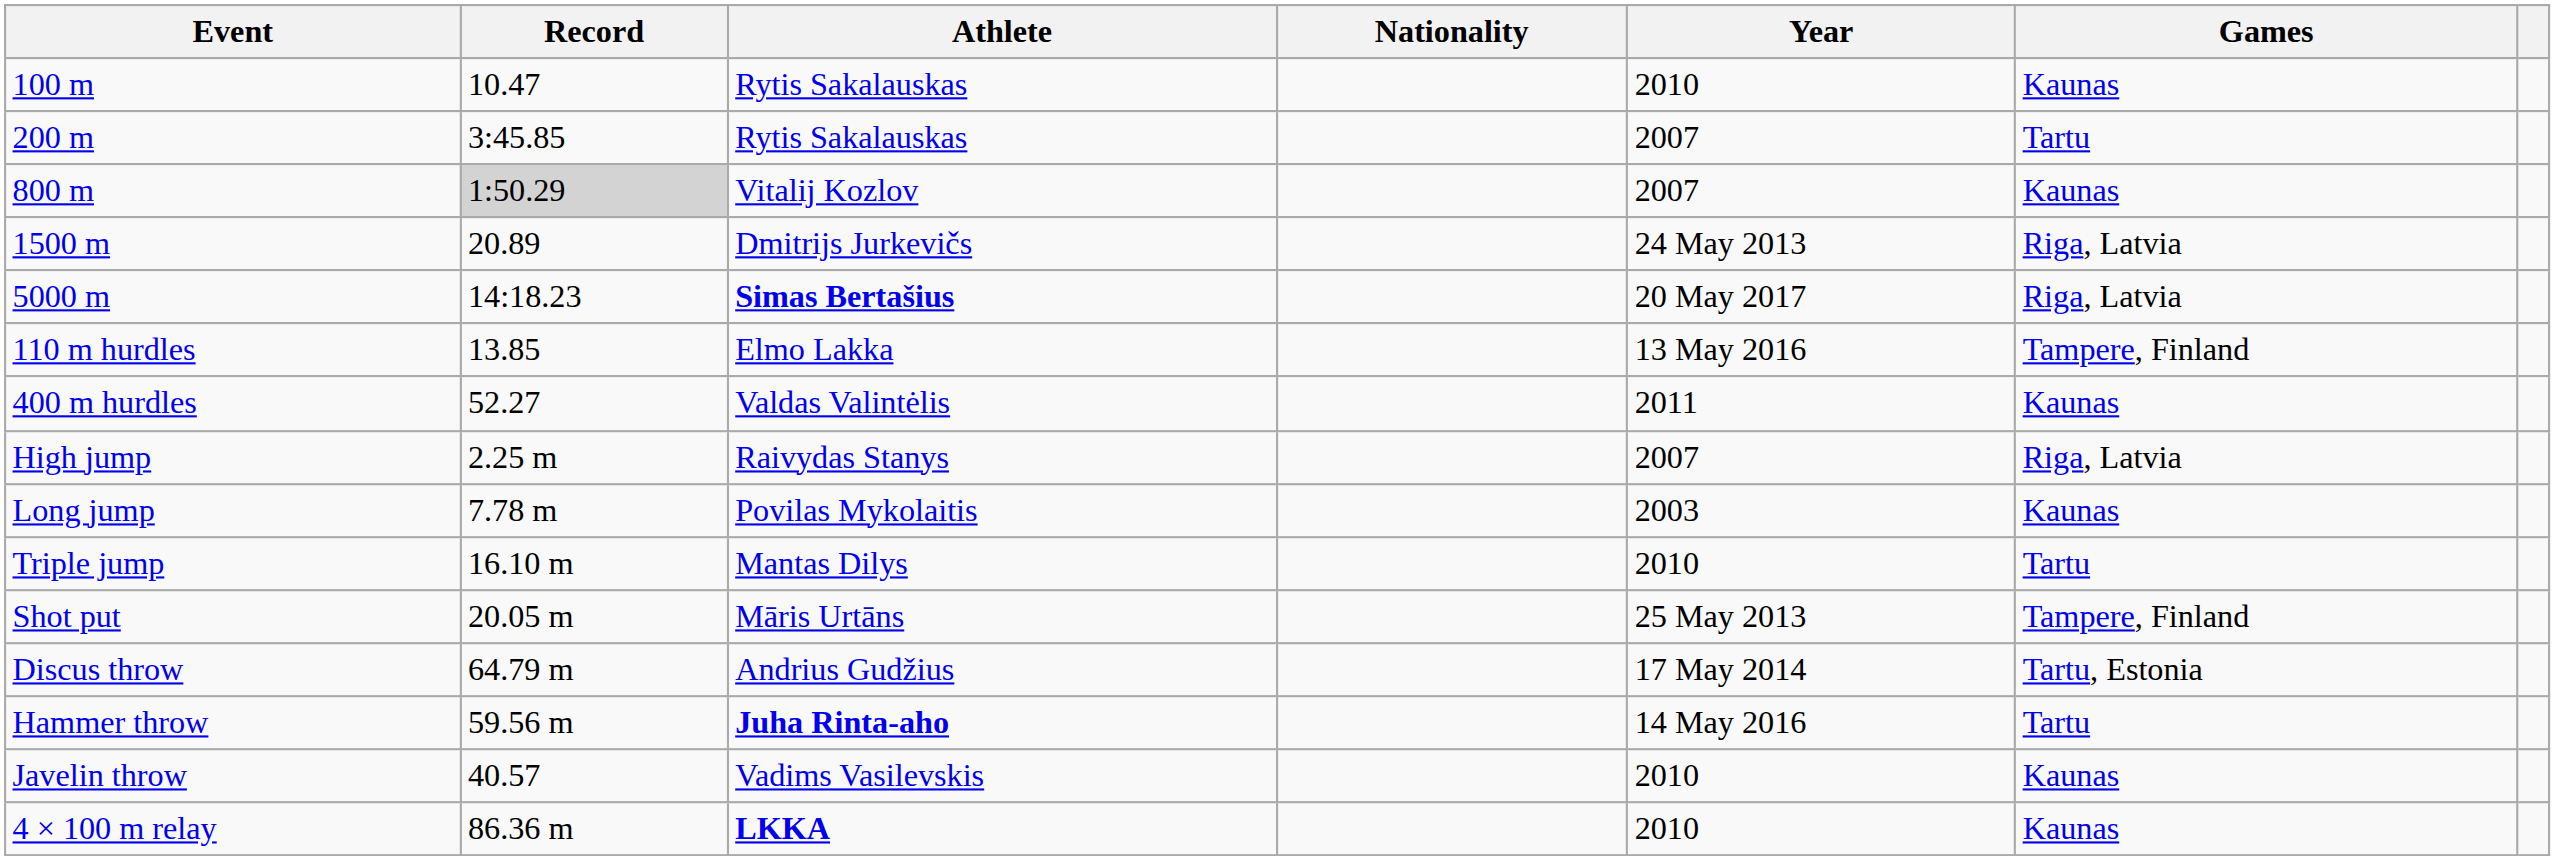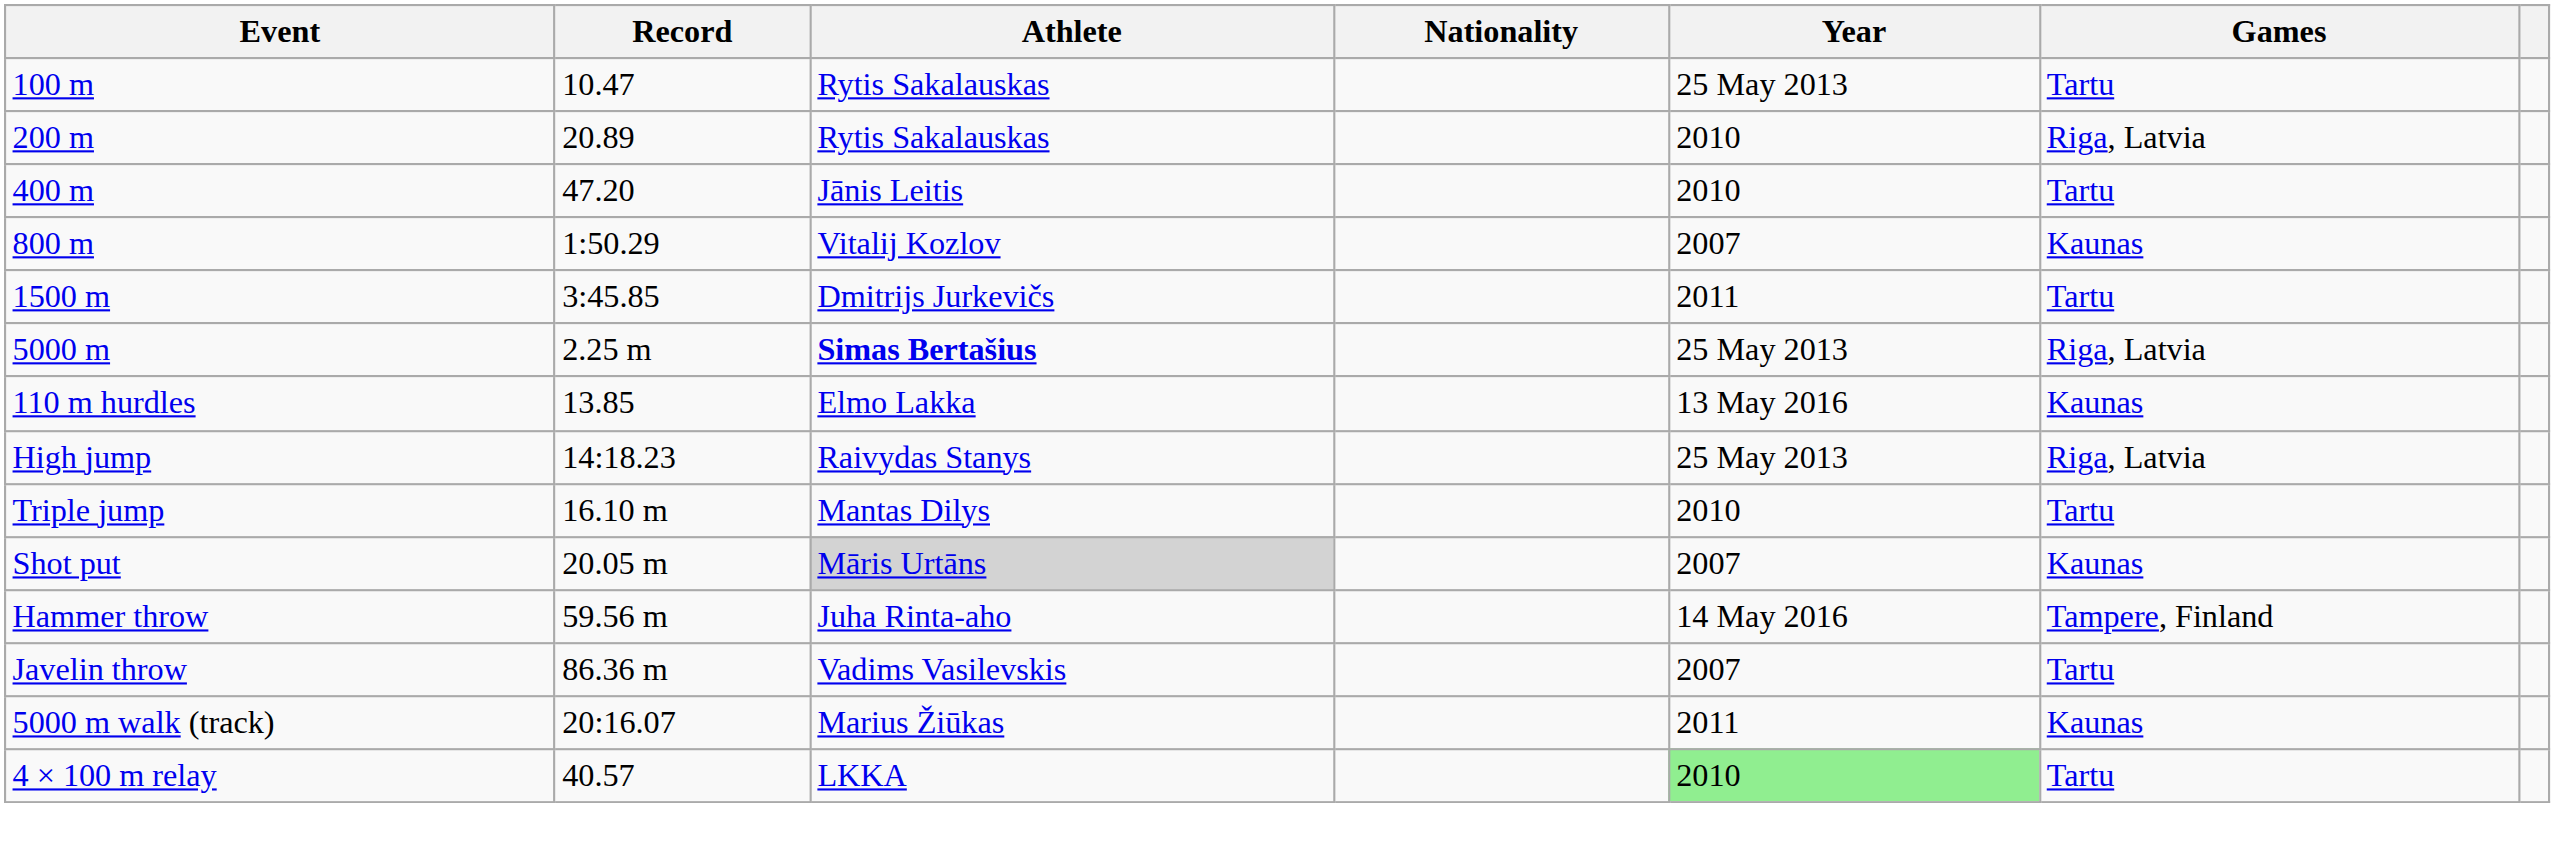(1667, 84) 2010 -> (1762, 84) 25 May 2013
(2071, 84) Kaunas -> (2080, 84) Tartu
(517, 137) 3:45.85 -> (598, 137) 20.89
(1667, 137) 2007 -> (1708, 137) 2010
(2056, 137) Tartu -> (2126, 137) Riga, Latvia
+ row: (53, 190)
(517, 190) lightgrey background -> (611, 243) no background
(504, 243) 20.89 -> (611, 296) 3:45.85
(1721, 243) 24 May 2013 -> (1708, 296) 2011
(2102, 243) Riga, Latvia -> (2080, 296) Tartu
(525, 296) 14:18.23 -> (607, 350) 2.25 m
(1721, 296) 20 May 2017 -> (1762, 350) 25 May 2013
(2136, 350) Tampere, Finland -> (2095, 403) Kaunas
- row: (105, 403)
(513, 456) 2.25 m -> (619, 456) 14:18.23
(1667, 456) 2007 -> (1762, 456) 25 May 2013
- row: (84, 509)
(820, 615) no background -> (902, 562) lightgrey background
(1721, 615) 25 May 2013 -> (1708, 562) 2007
(2136, 615) Tampere, Finland -> (2095, 562) Kaunas
- row: (98, 668)
(842, 721) bold -> (914, 615) normal
(2056, 721) Tartu -> (2160, 615) Tampere, Finland
(504, 775) 40.57 -> (615, 668) 86.36 m
(1667, 775) 2010 -> (1708, 668) 2007
(2071, 775) Kaunas -> (2080, 668) Tartu
+ row: (144, 721)
(521, 828) 86.36 m -> (598, 775) 40.57
(783, 828) bold -> (862, 775) normal
(1667, 828) no background -> (1708, 775) lightgreen background
(2071, 828) Kaunas -> (2080, 775) Tartu
